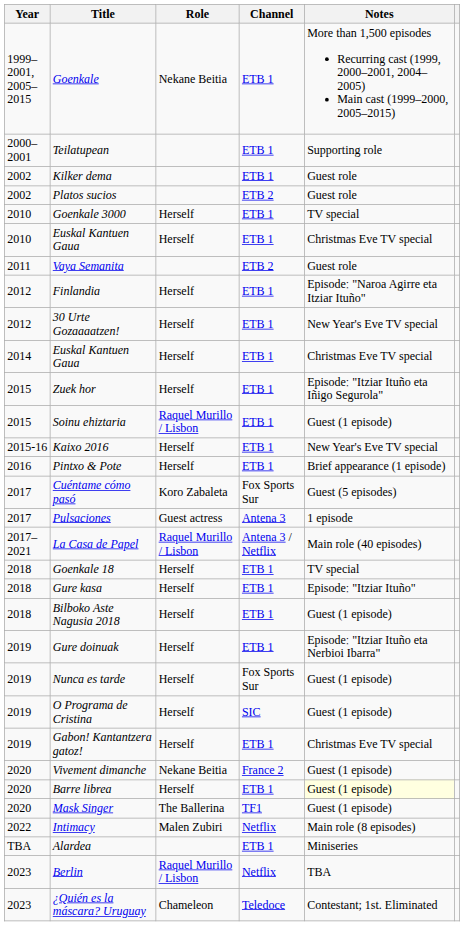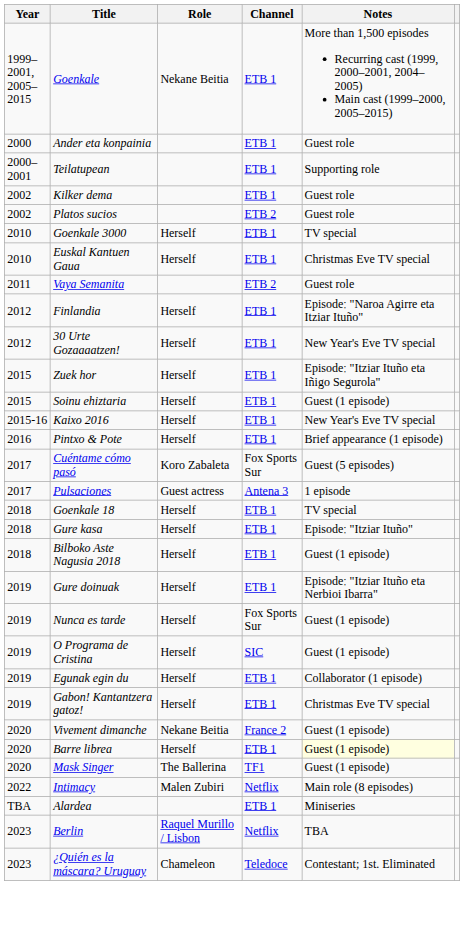+ row: (19, 143)
- row: (19, 356)
(195, 421) Raquel Murillo / Lisbon -> (178, 401) Herself
- row: (22, 543)
+ row: (19, 678)
